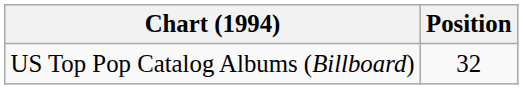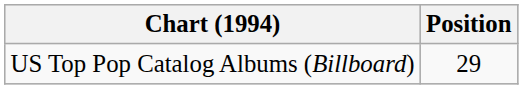(469, 63) 32 -> (469, 63) 29
